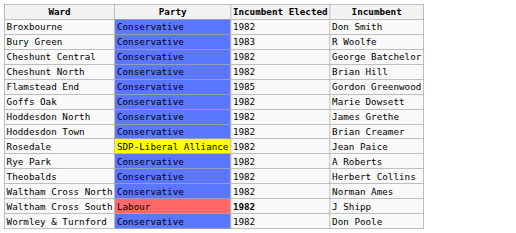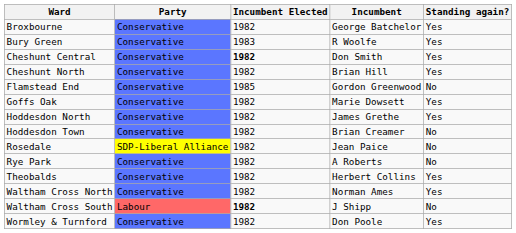+ column: (468, 12)
(357, 27) Don Smith -> (377, 27) George Batchelor
(244, 57) normal -> (244, 57) bold
(377, 57) George Batchelor -> (357, 57) Don Smith
